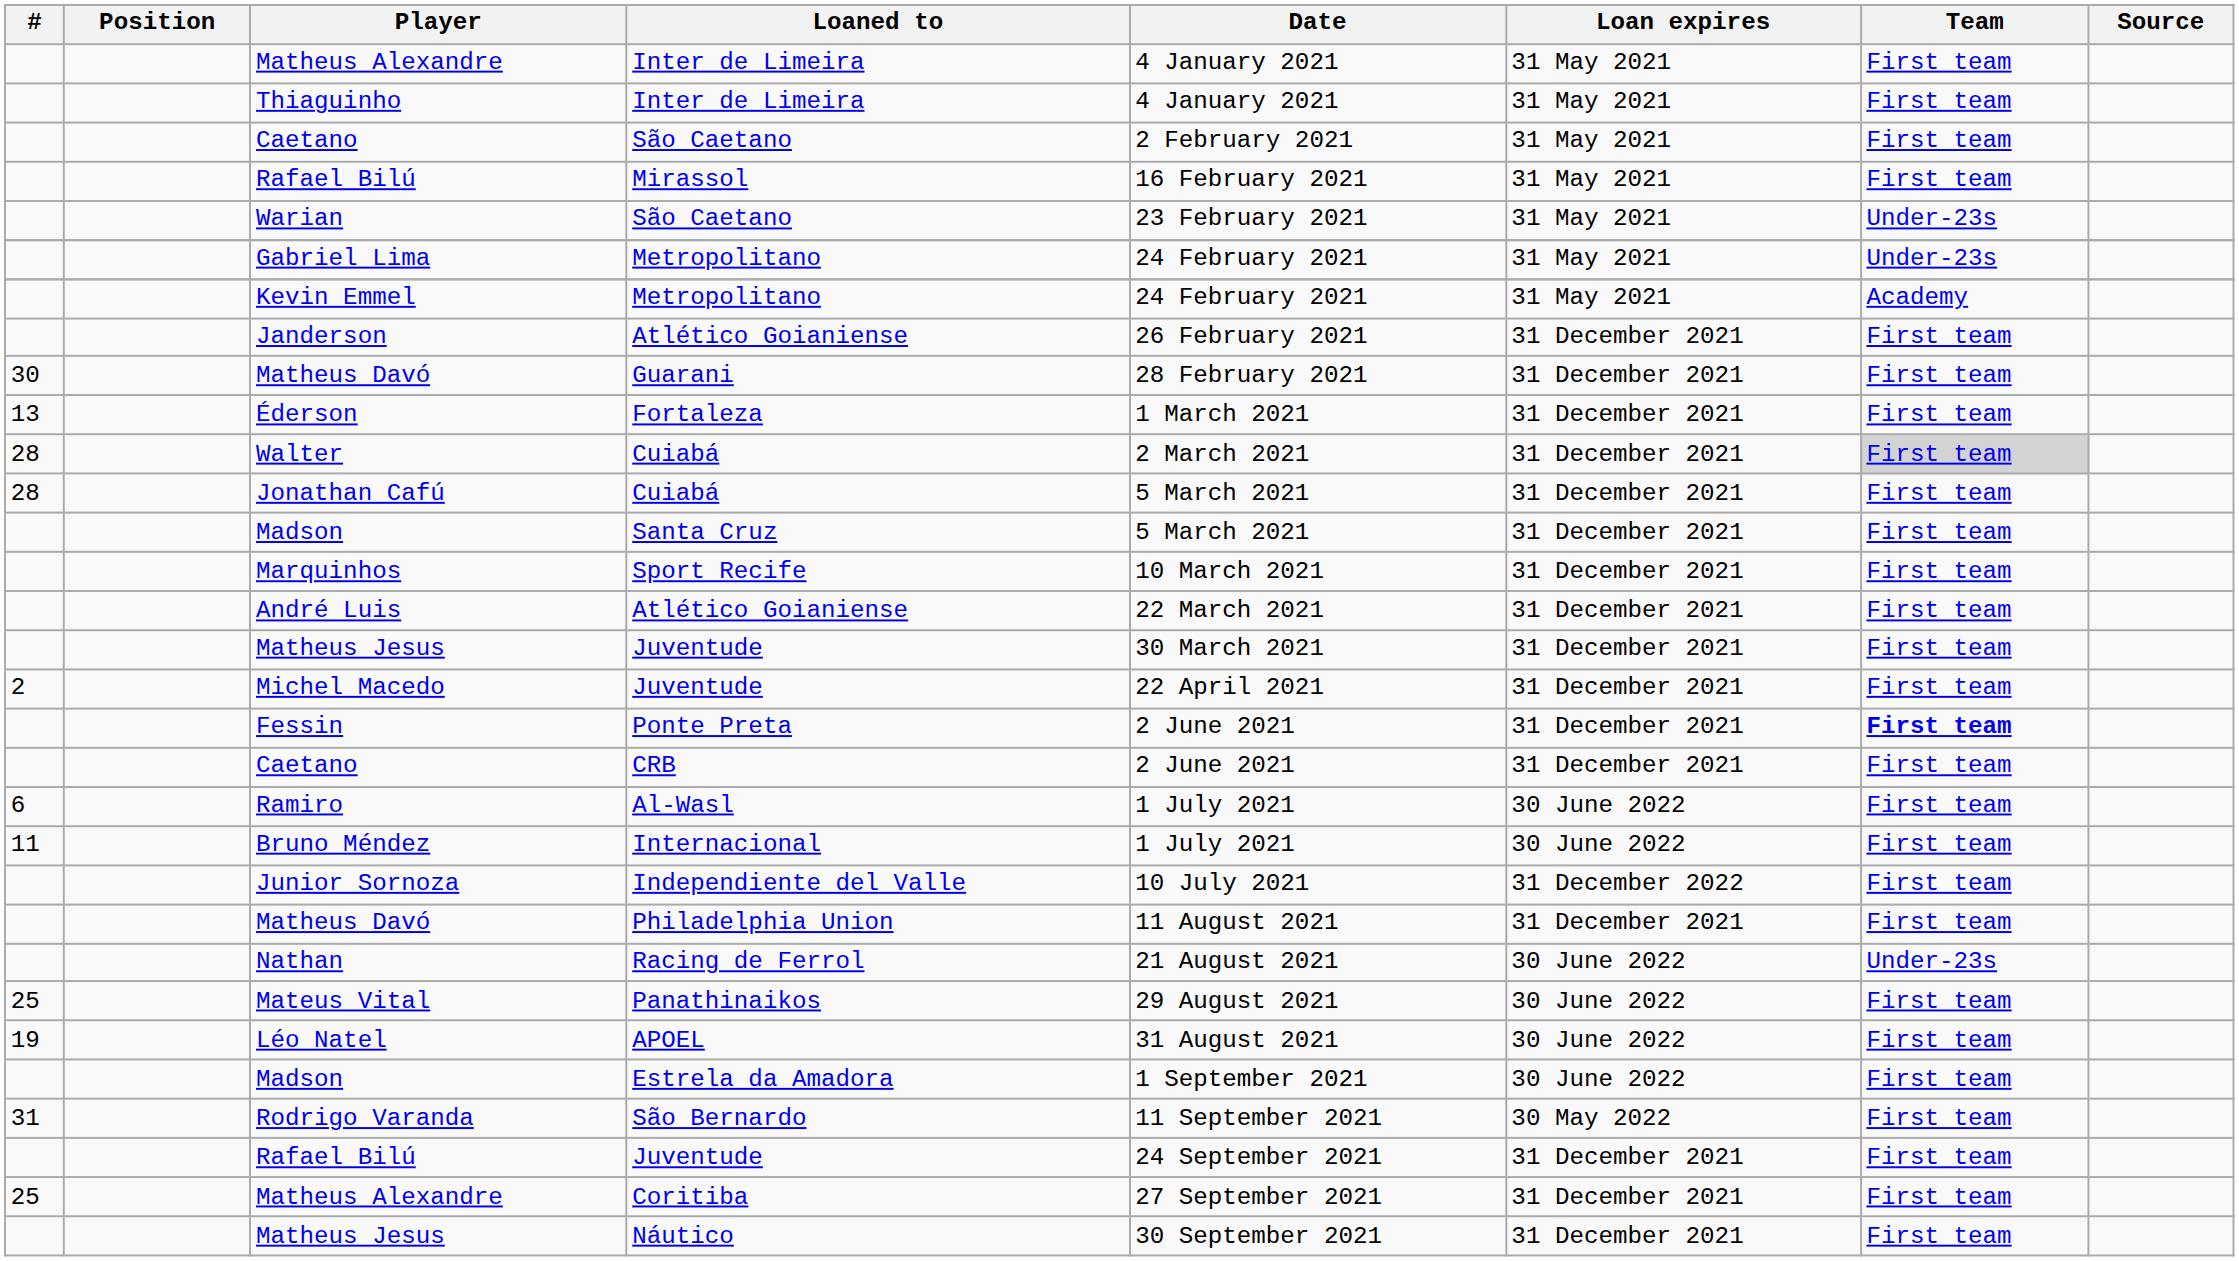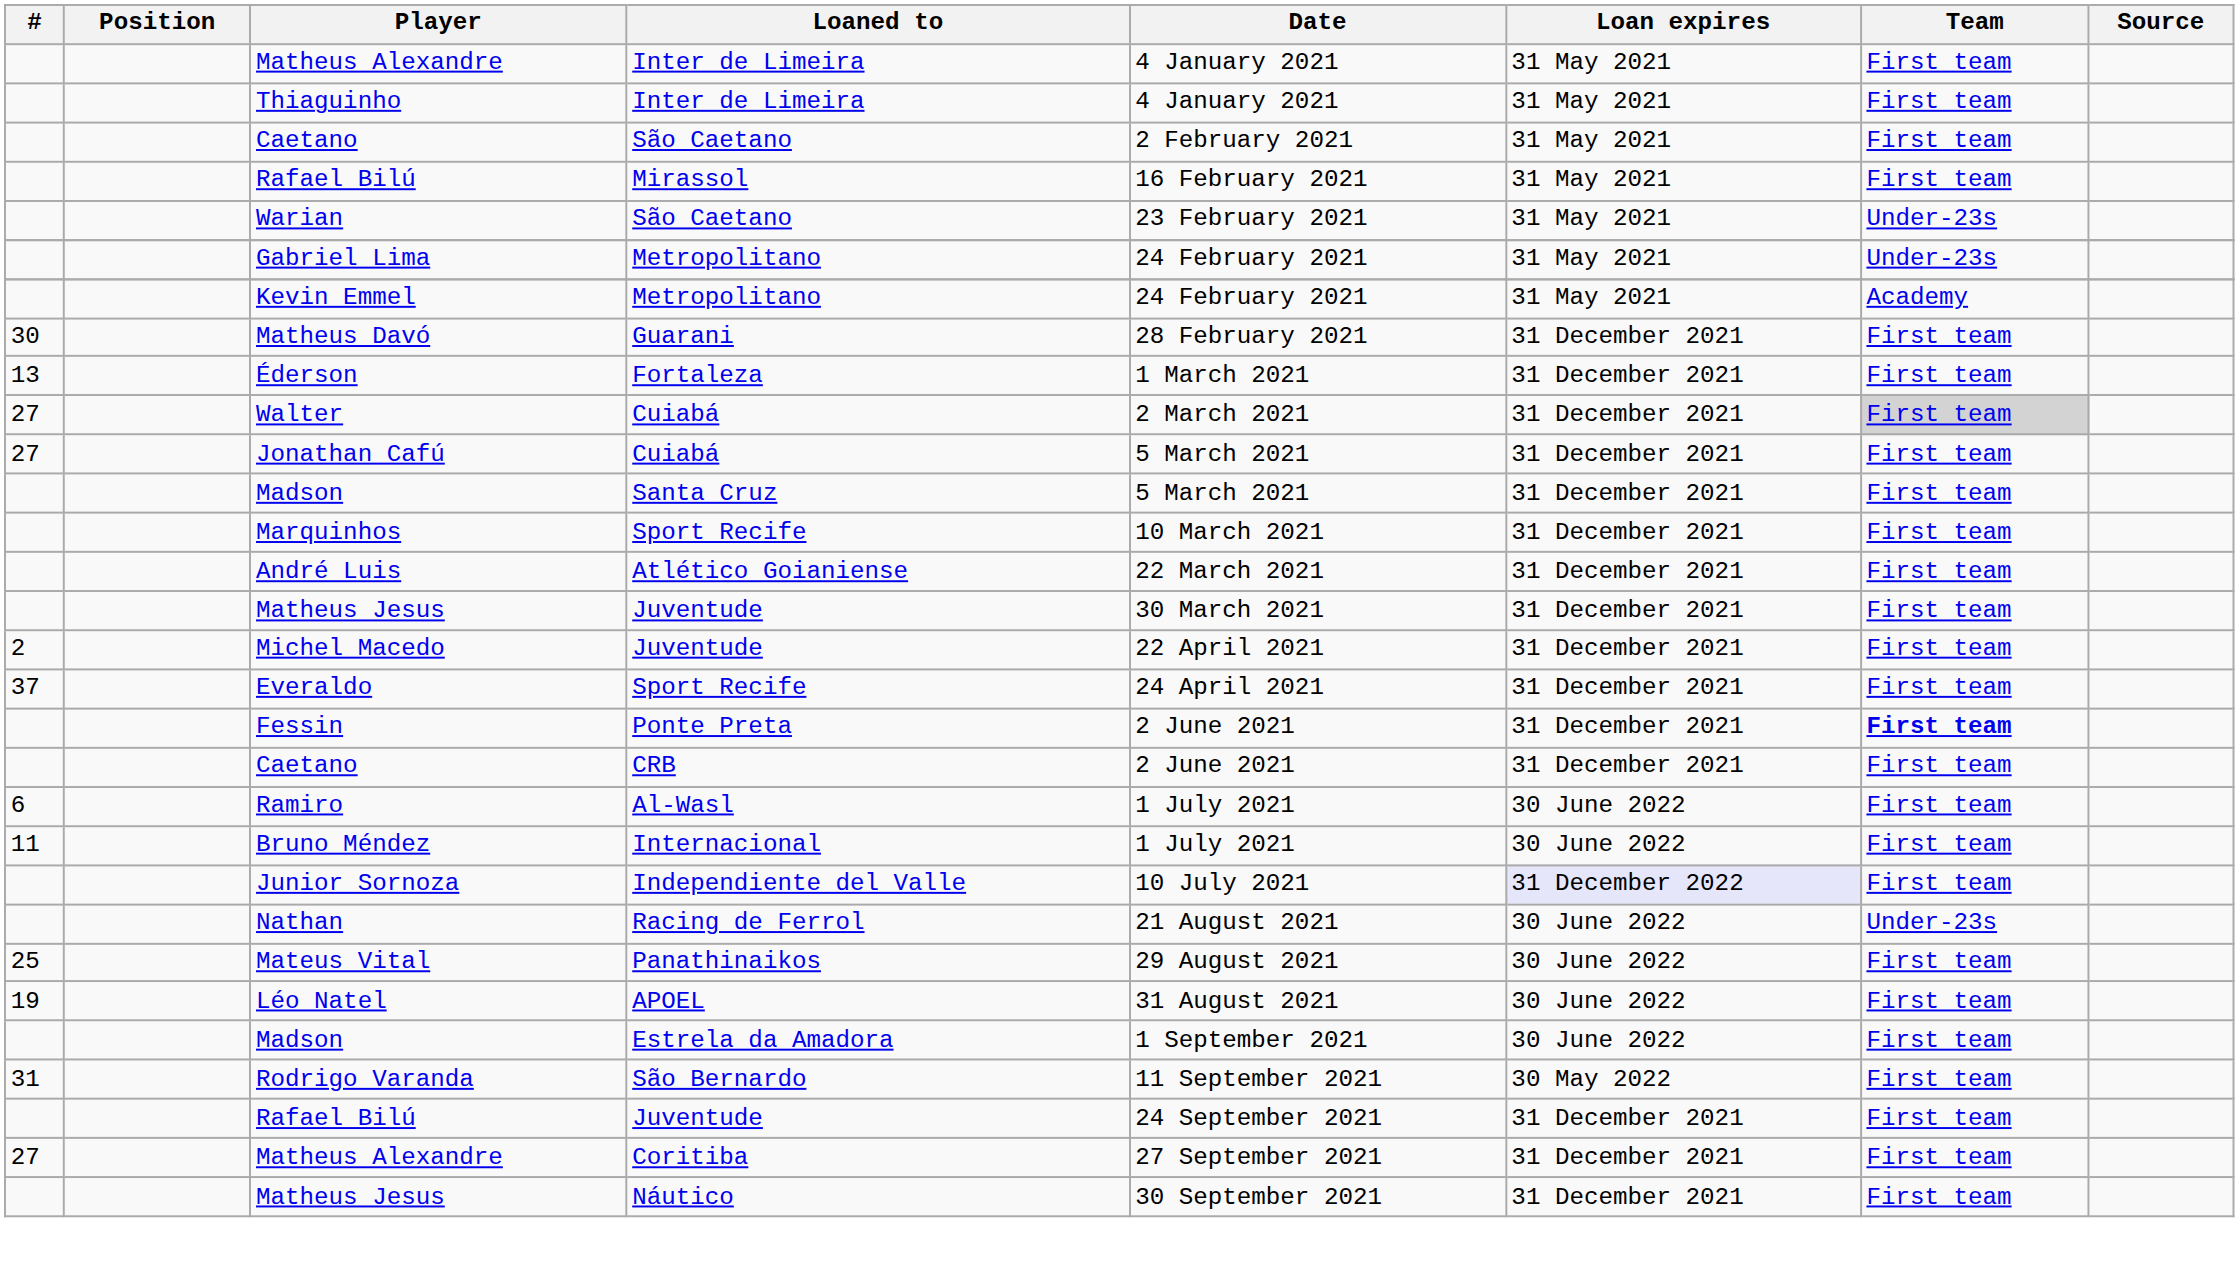- row: (321, 337)
(25, 455) 28 -> (25, 416) 27
(25, 494) 28 -> (25, 455) 27
+ row: (314, 689)
(1628, 885) no background -> (1628, 885) lavender background
- row: (343, 924)
(25, 1197) 25 -> (25, 1158) 27
